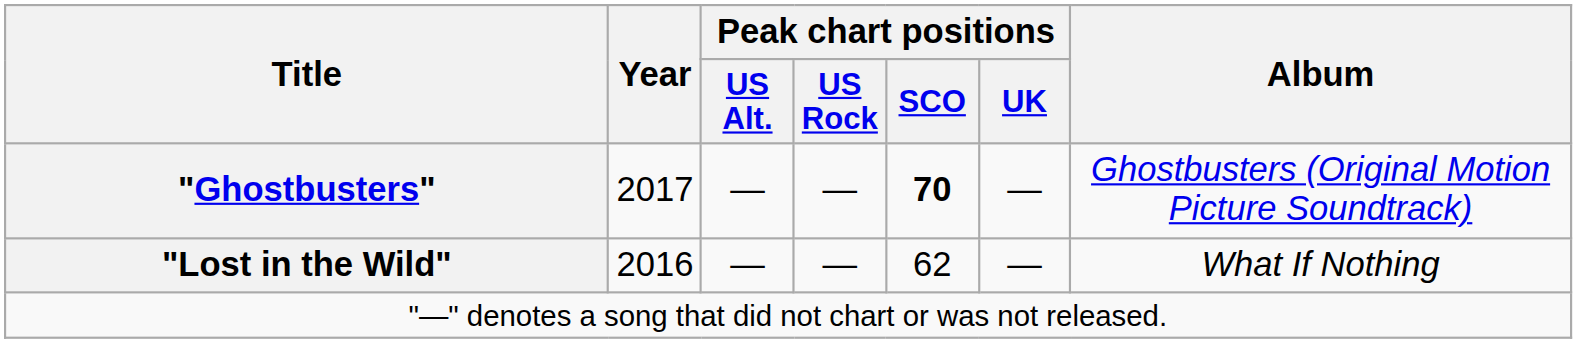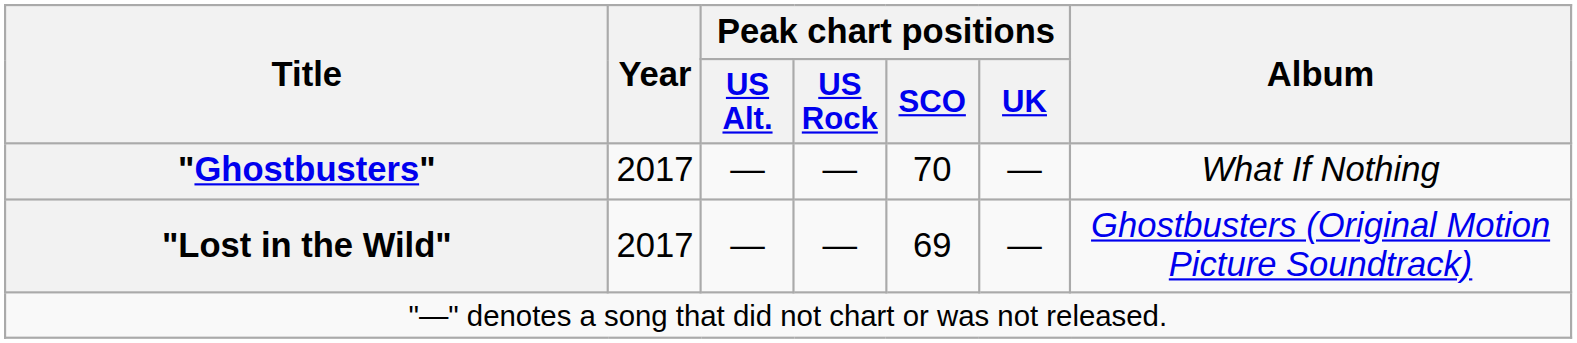(932, 189) bold -> (932, 170) normal
(1321, 189) Ghostbusters (Original Motion Picture Soundtrack) -> (1321, 170) What If Nothing
(655, 264) 2016 -> (655, 244) 2017
(932, 264) 62 -> (932, 244) 69
(1321, 264) What If Nothing -> (1321, 244) Ghostbusters (Original Motion Picture Soundtrack)
